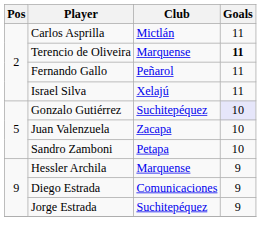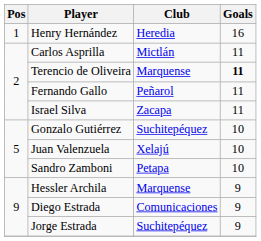+ row: (74, 33)
(153, 91) Xelajú -> (154, 110) Zacapa
(238, 110) lavender background -> (238, 129) no background
(154, 129) Zacapa -> (153, 149) Xelajú
